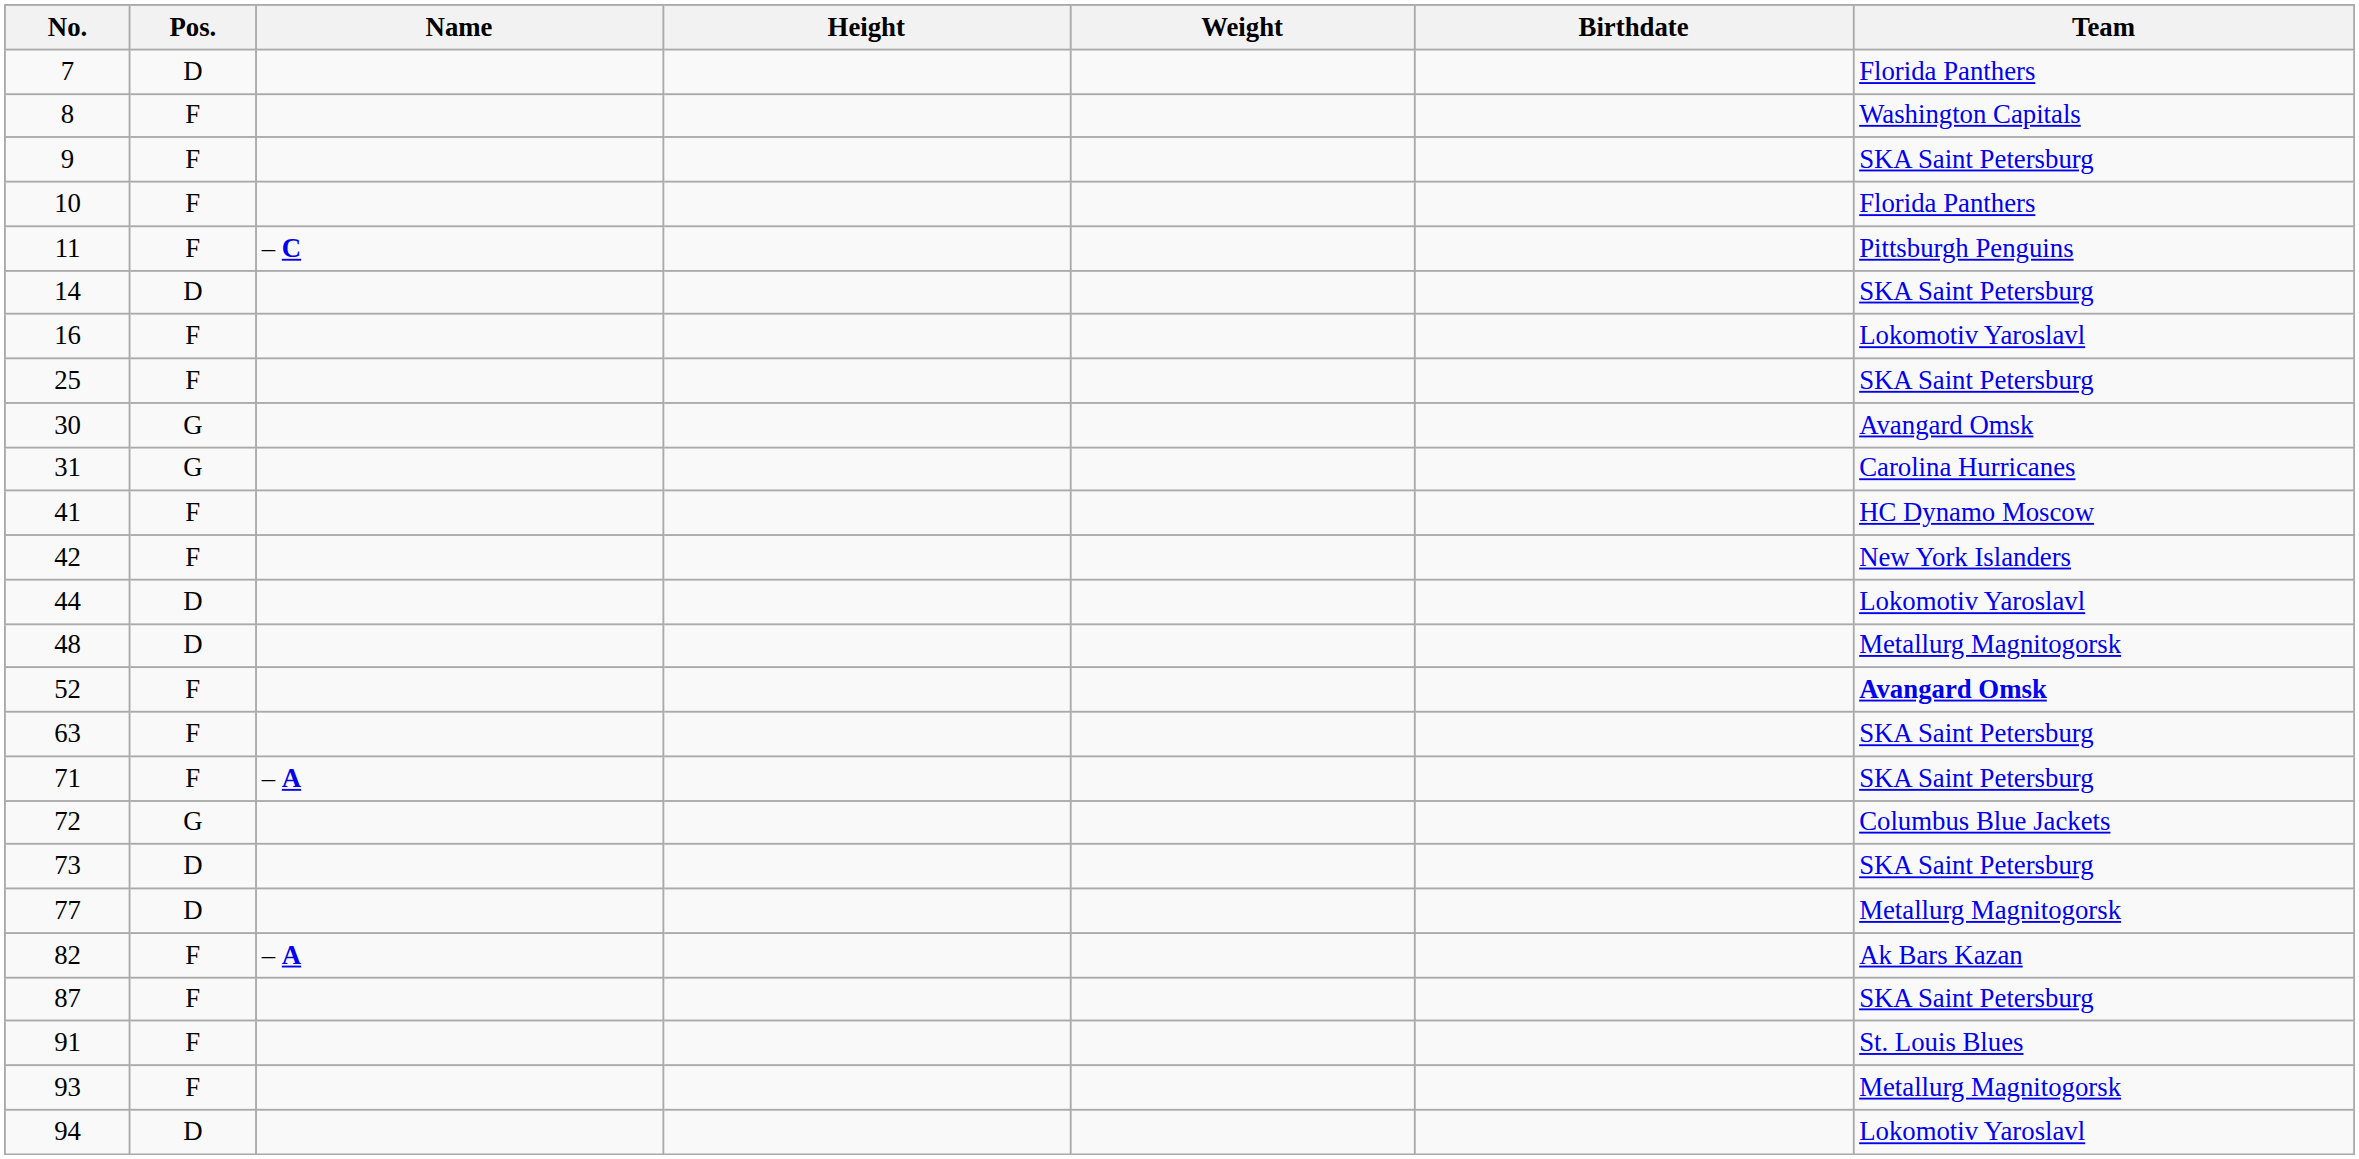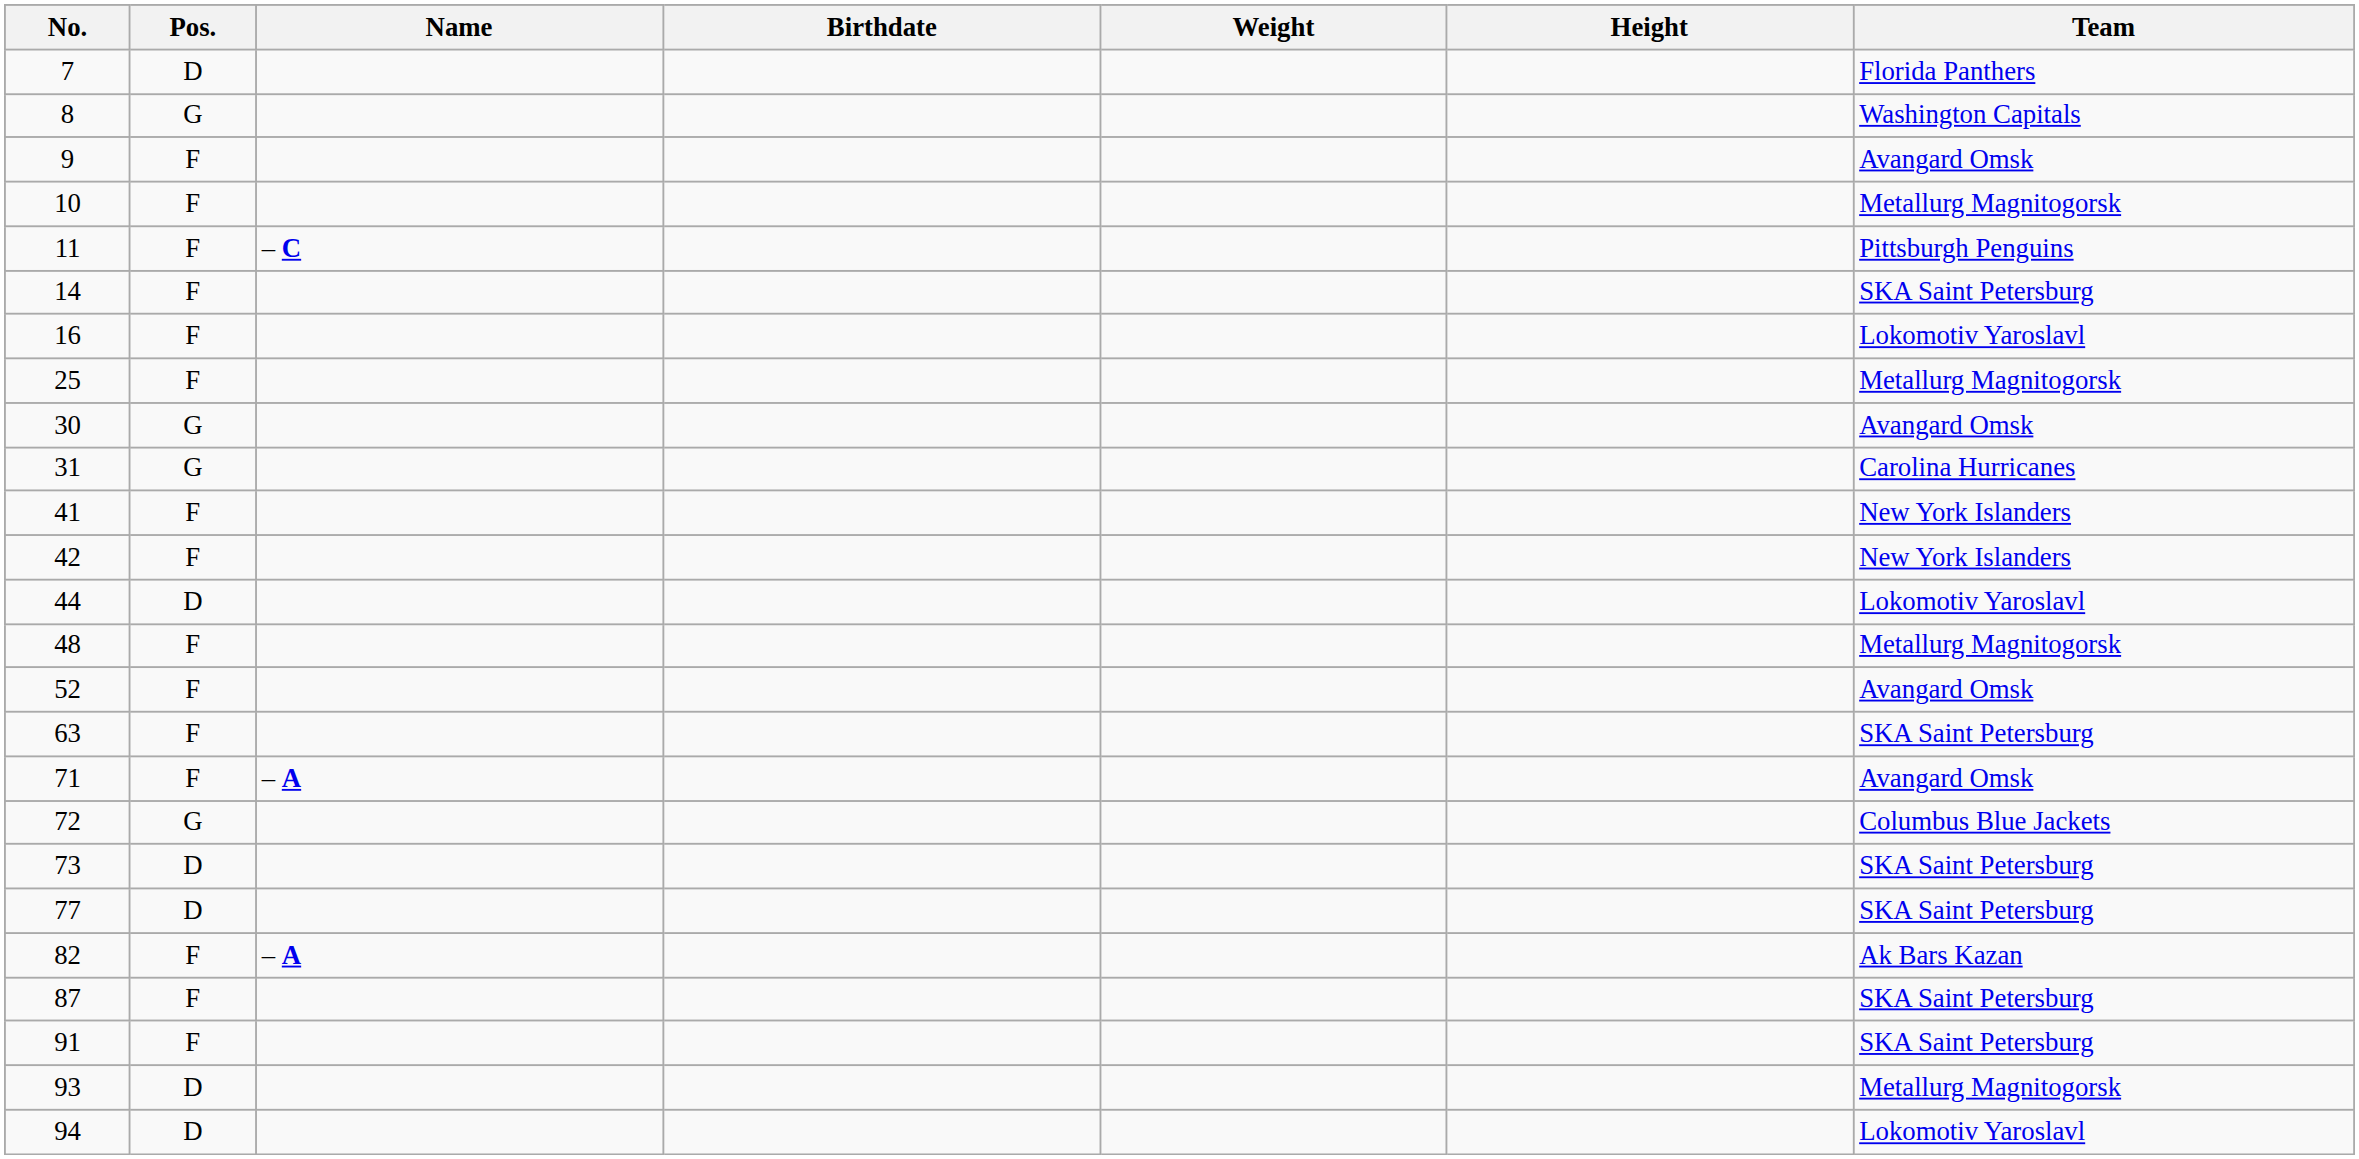columns swapped: (866, 26) <-> (1634, 26)
(193, 115) F -> (193, 115) G
(1976, 159) SKA Saint Petersburg -> (1946, 159) Avangard Omsk
(1947, 203) Florida Panthers -> (1990, 203) Metallurg Magnitogorsk
(193, 292) D -> (193, 292) F
(1976, 380) SKA Saint Petersburg -> (1990, 380) Metallurg Magnitogorsk
(1977, 512) HC Dynamo Moscow -> (1965, 512) New York Islanders
(193, 645) D -> (193, 645) F
(1953, 689) bold -> (1946, 689) normal
(1976, 777) SKA Saint Petersburg -> (1946, 777) Avangard Omsk
(1990, 910) Metallurg Magnitogorsk -> (1976, 910) SKA Saint Petersburg
(1941, 1043) St. Louis Blues -> (1976, 1043) SKA Saint Petersburg
(193, 1087) F -> (193, 1087) D
